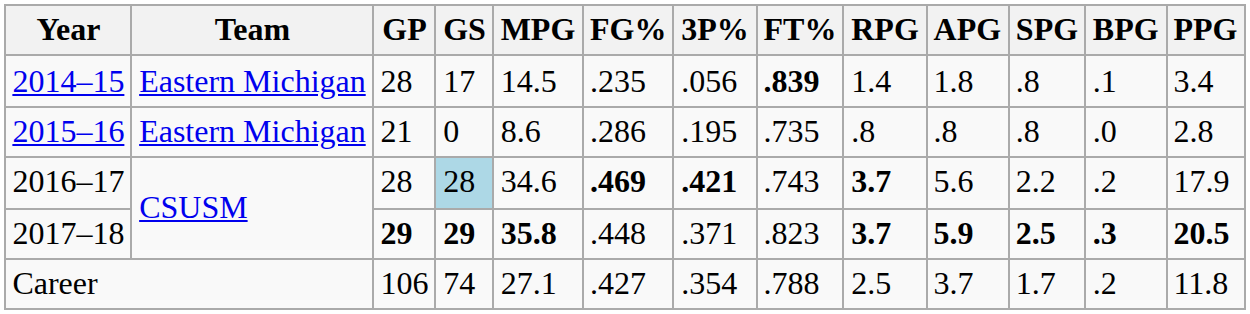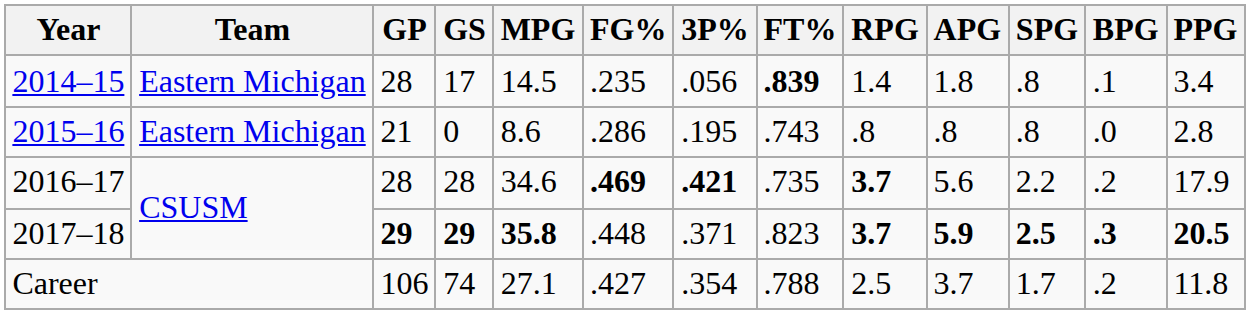(792, 131) .735 -> (792, 131) .743
(459, 182) lightblue background -> (459, 182) no background
(792, 182) .743 -> (792, 182) .735
